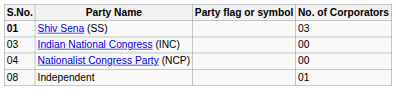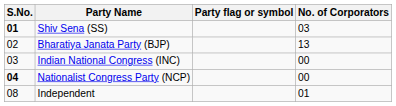+ row: (104, 45)
(12, 61) normal -> (12, 77) bold
